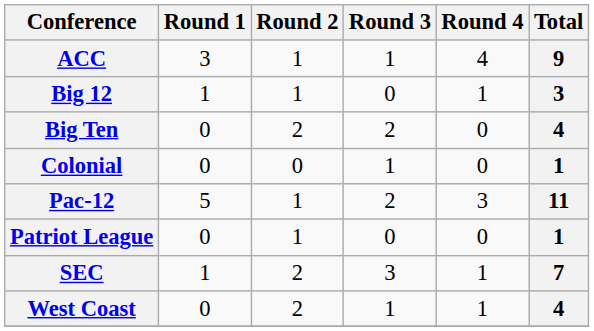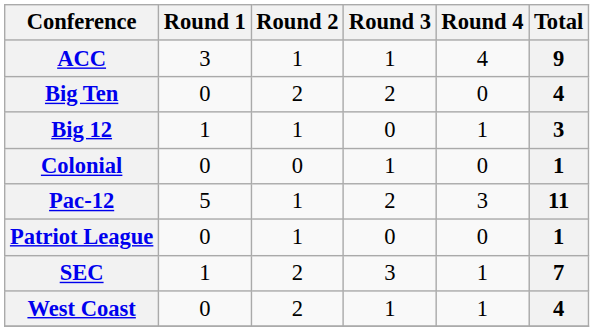rows swapped: (82, 129) <-> (82, 93)
